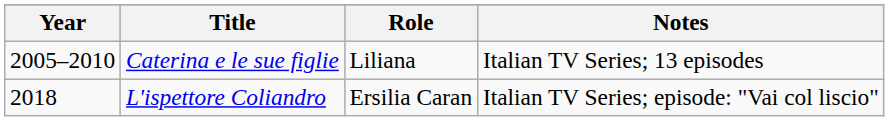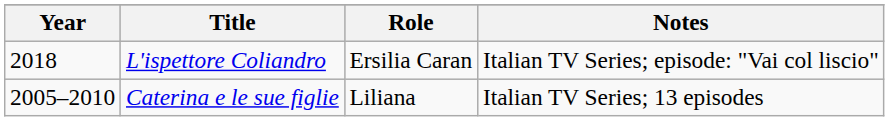rows swapped: (232, 60) <-> (226, 97)
